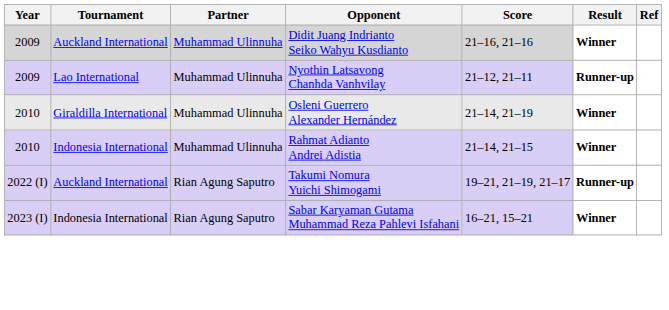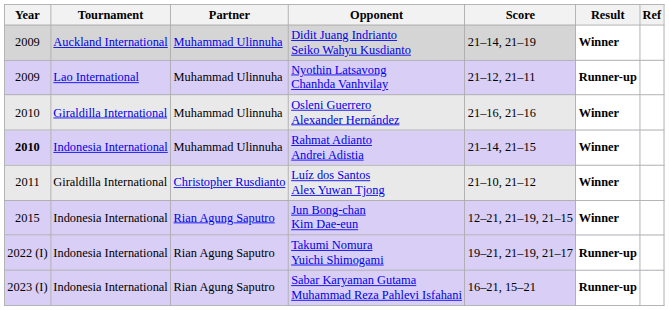(499, 42) 21–16, 21–16 -> (502, 42) 21–14, 21–19
(499, 112) 21–14, 21–19 -> (502, 112) 21–16, 21–16
(27, 147) normal -> (27, 147) bold
+ row: (338, 183)
+ row: (328, 218)
(111, 183) Auckland International -> (111, 253) Indonesia International
(596, 218) Winner -> (608, 288) Runner-up
